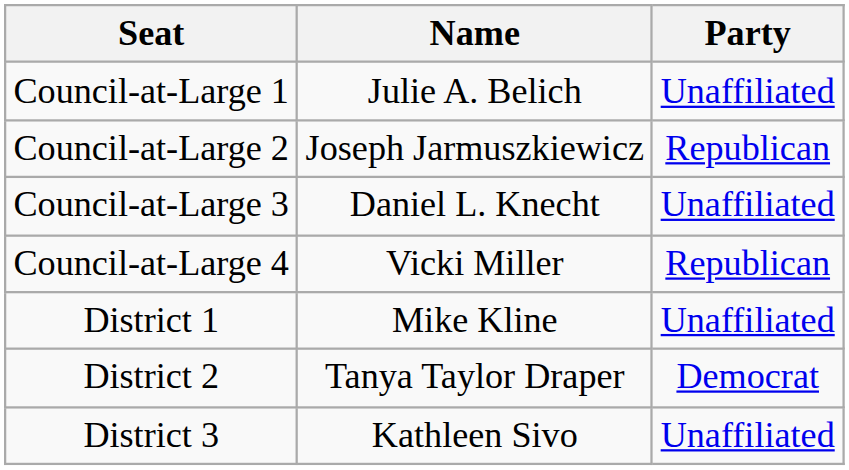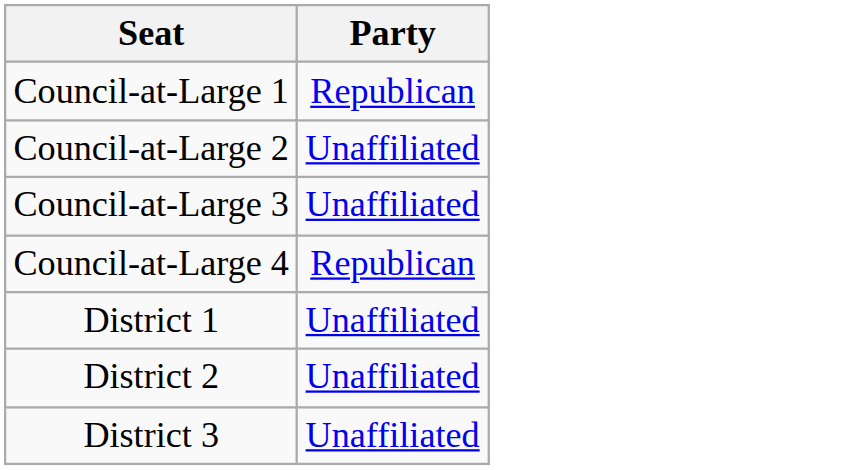- column: (475, 33)
(748, 90) Unaffiliated -> (393, 90) Republican
(748, 147) Republican -> (393, 147) Unaffiliated
(748, 377) Democrat -> (393, 377) Unaffiliated
